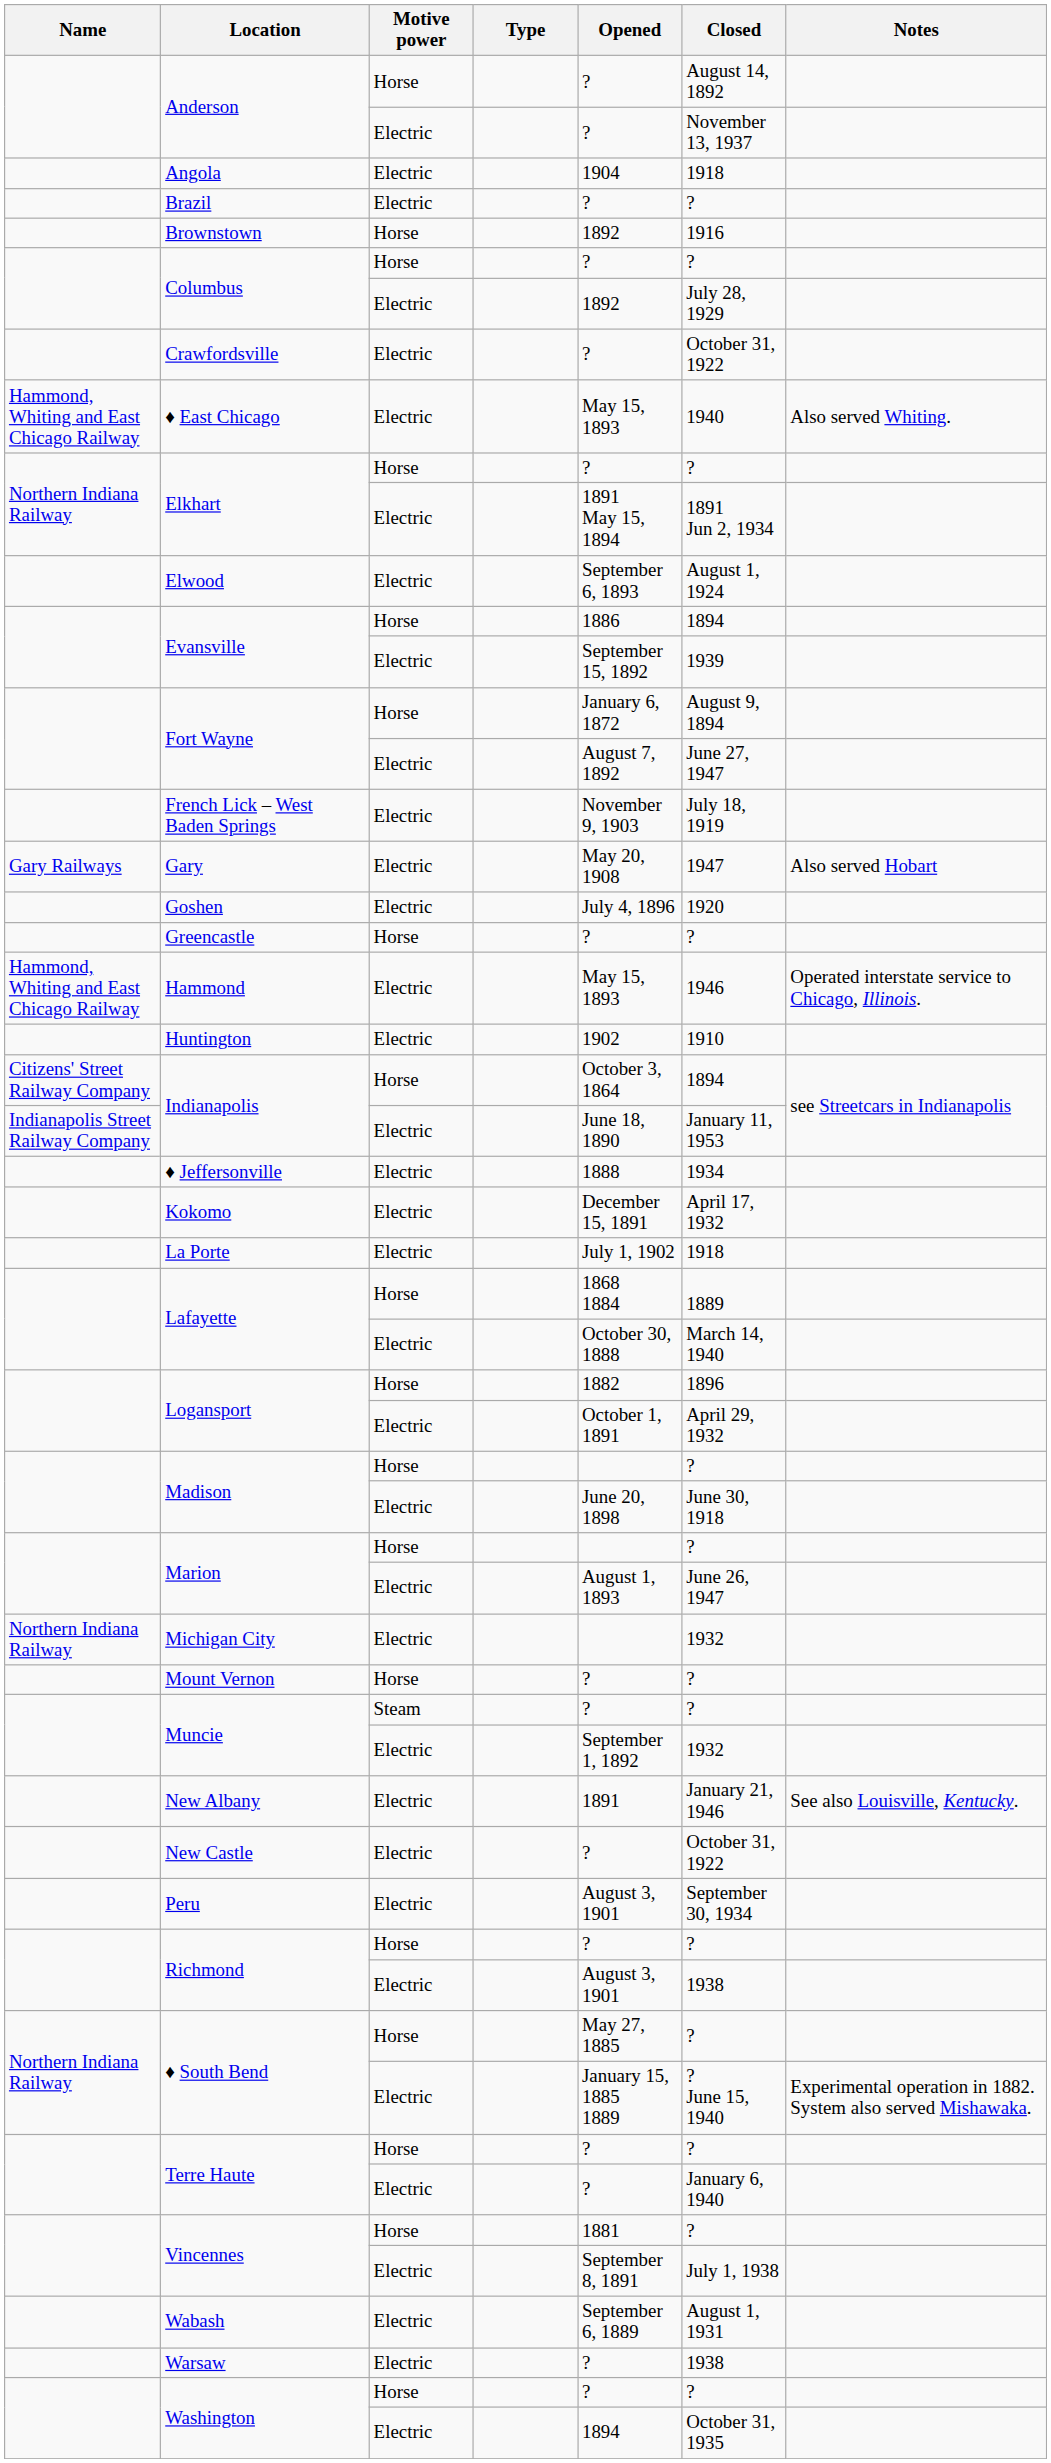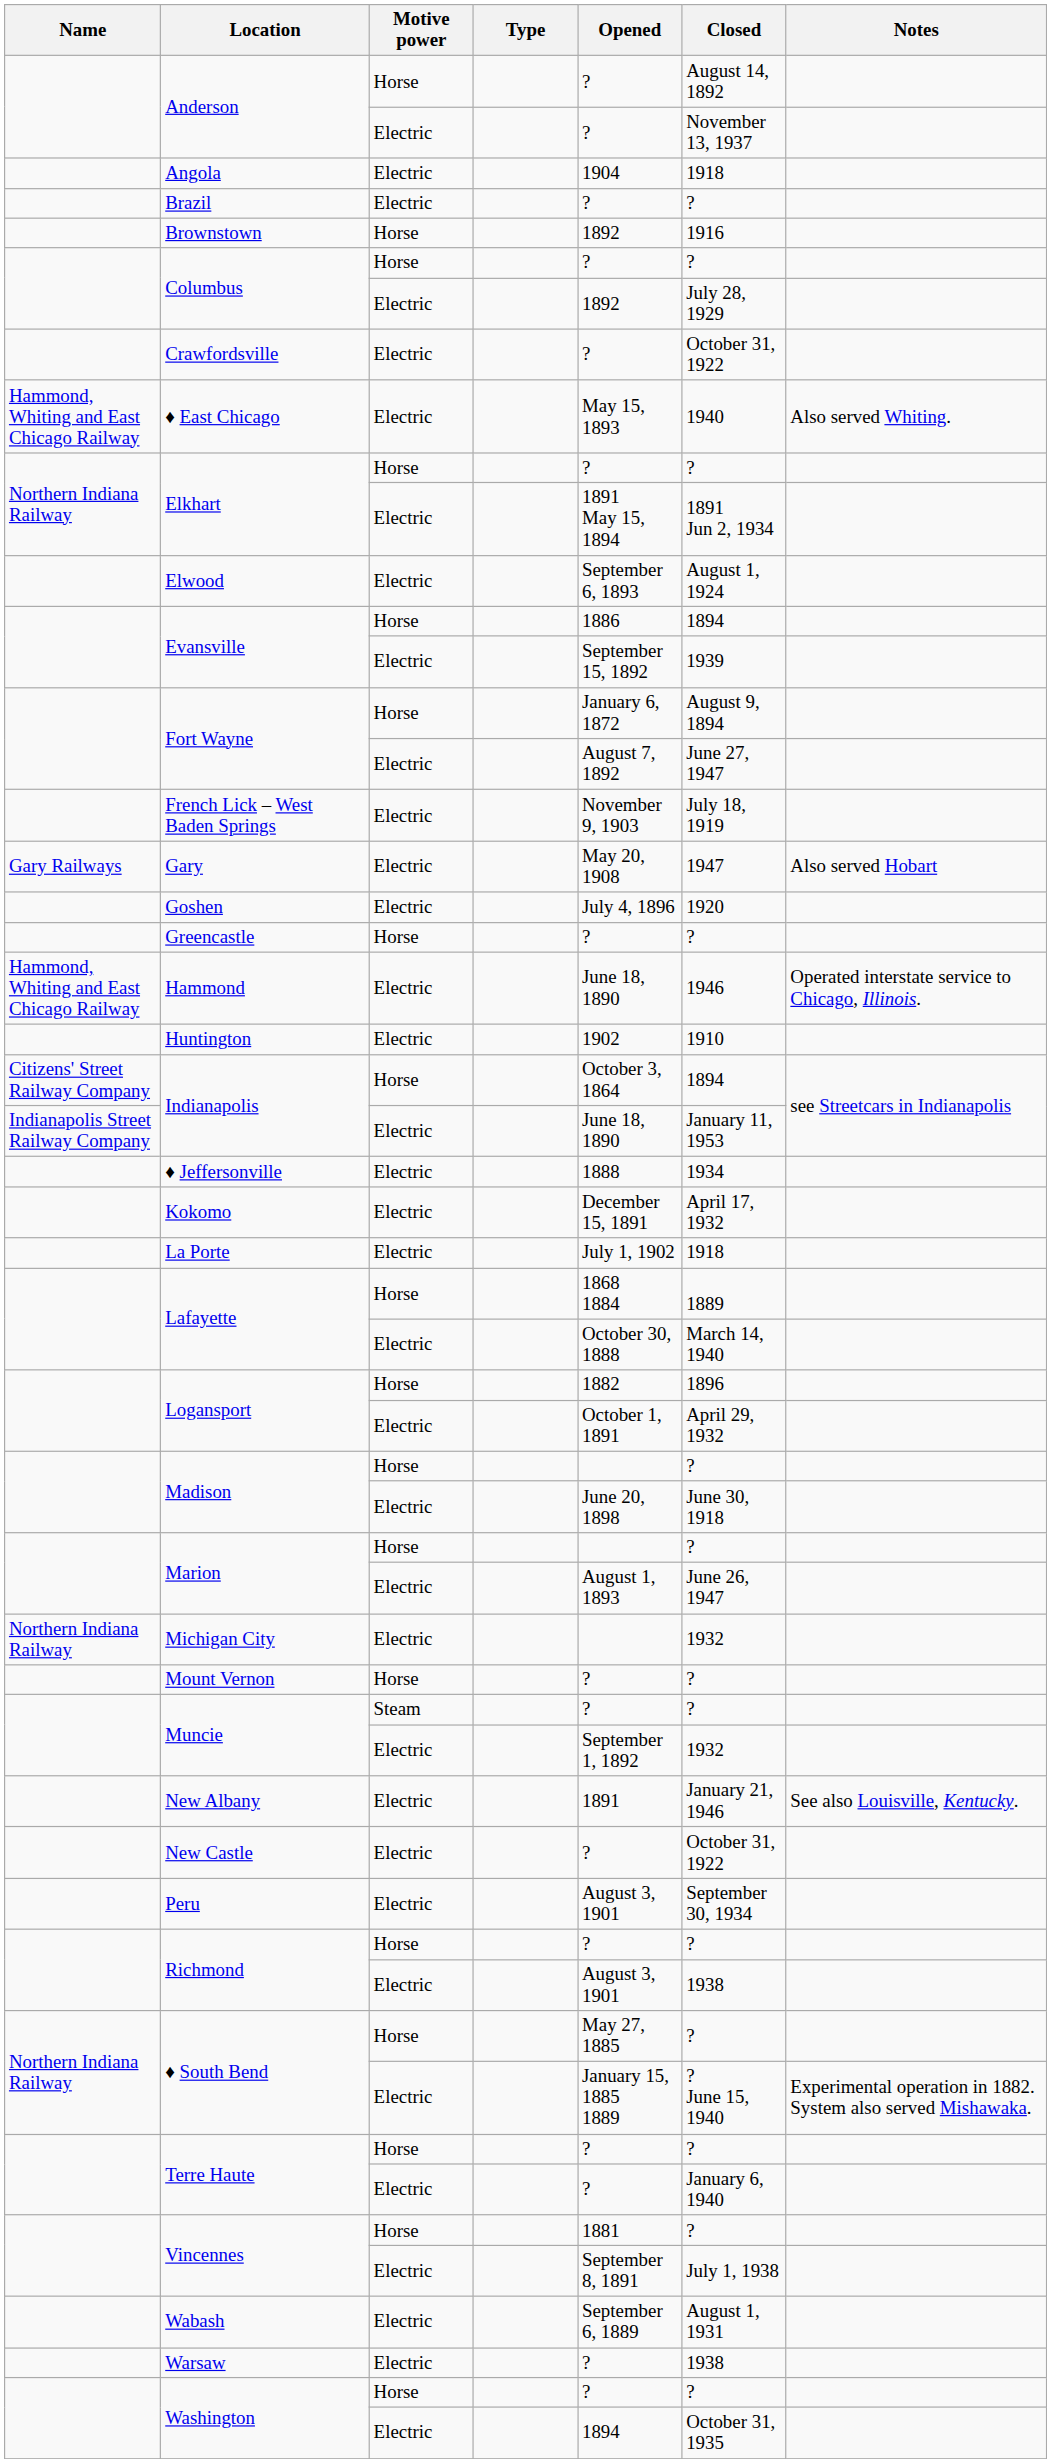(613, 988) May 15, 1893 -> (613, 988) June 18, 1890
